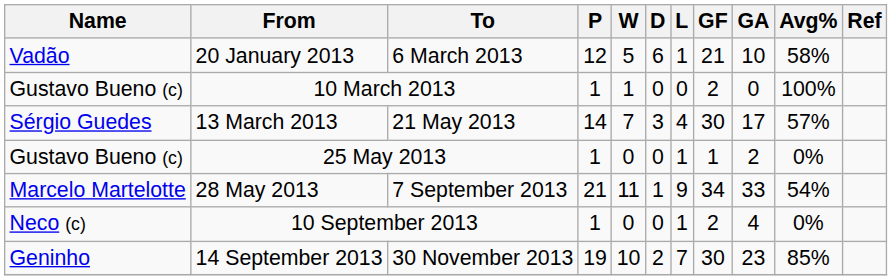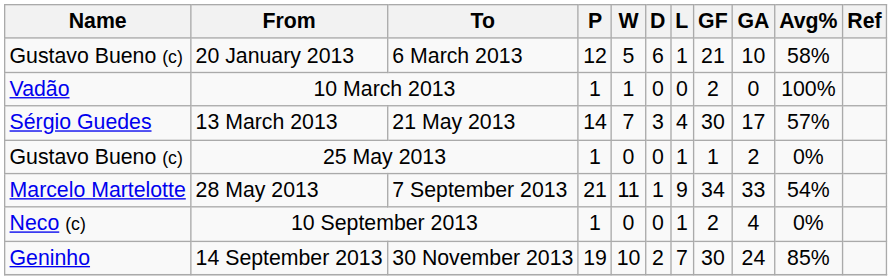(40, 55) Vadão -> (96, 55) Gustavo Bueno (c)
(96, 88) Gustavo Bueno (c) -> (40, 88) Vadão
(753, 257) 23 -> (753, 257) 24
